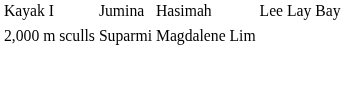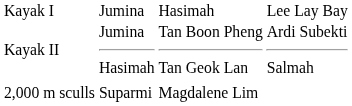+ row: (32, 49)
